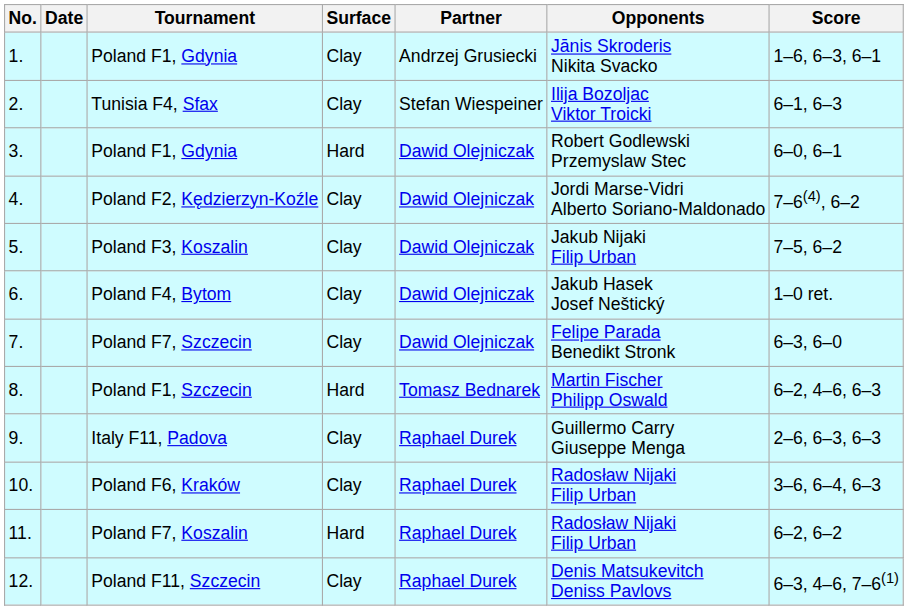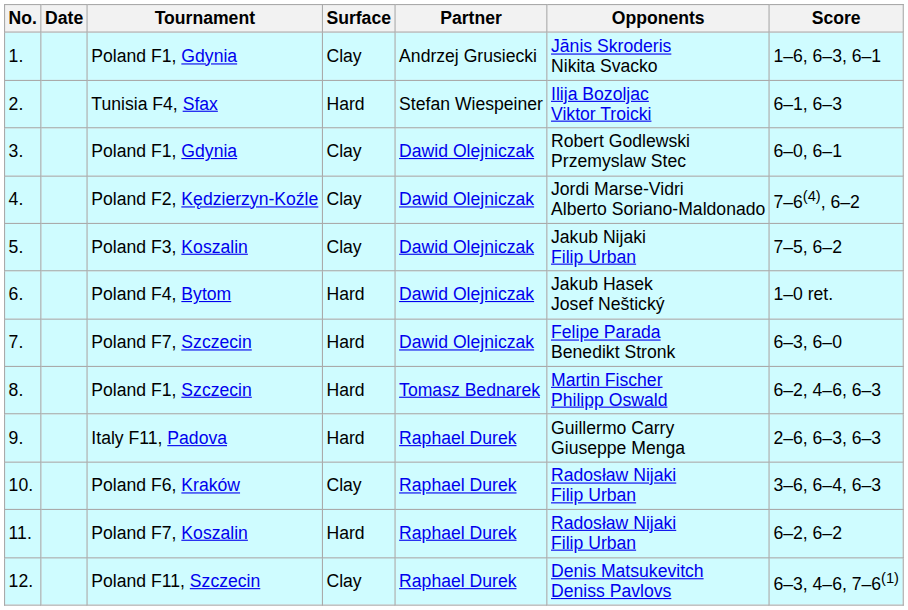(344, 103) Clay -> (345, 103) Hard
(345, 151) Hard -> (344, 151) Clay
(344, 294) Clay -> (345, 294) Hard
(344, 342) Clay -> (345, 342) Hard
(344, 437) Clay -> (345, 437) Hard
